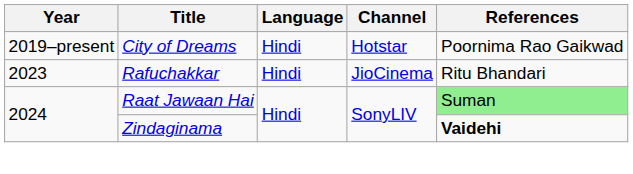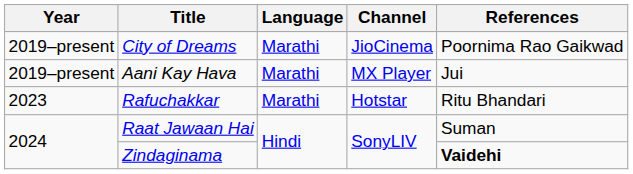(281, 45) Hindi -> (291, 45) Marathi
(379, 45) Hotstar -> (392, 45) JioCinema
+ row: (179, 73)
(281, 73) Hindi -> (291, 100) Marathi
(392, 73) JioCinema -> (379, 100) Hotstar
(468, 100) lightgreen background -> (468, 127) no background
